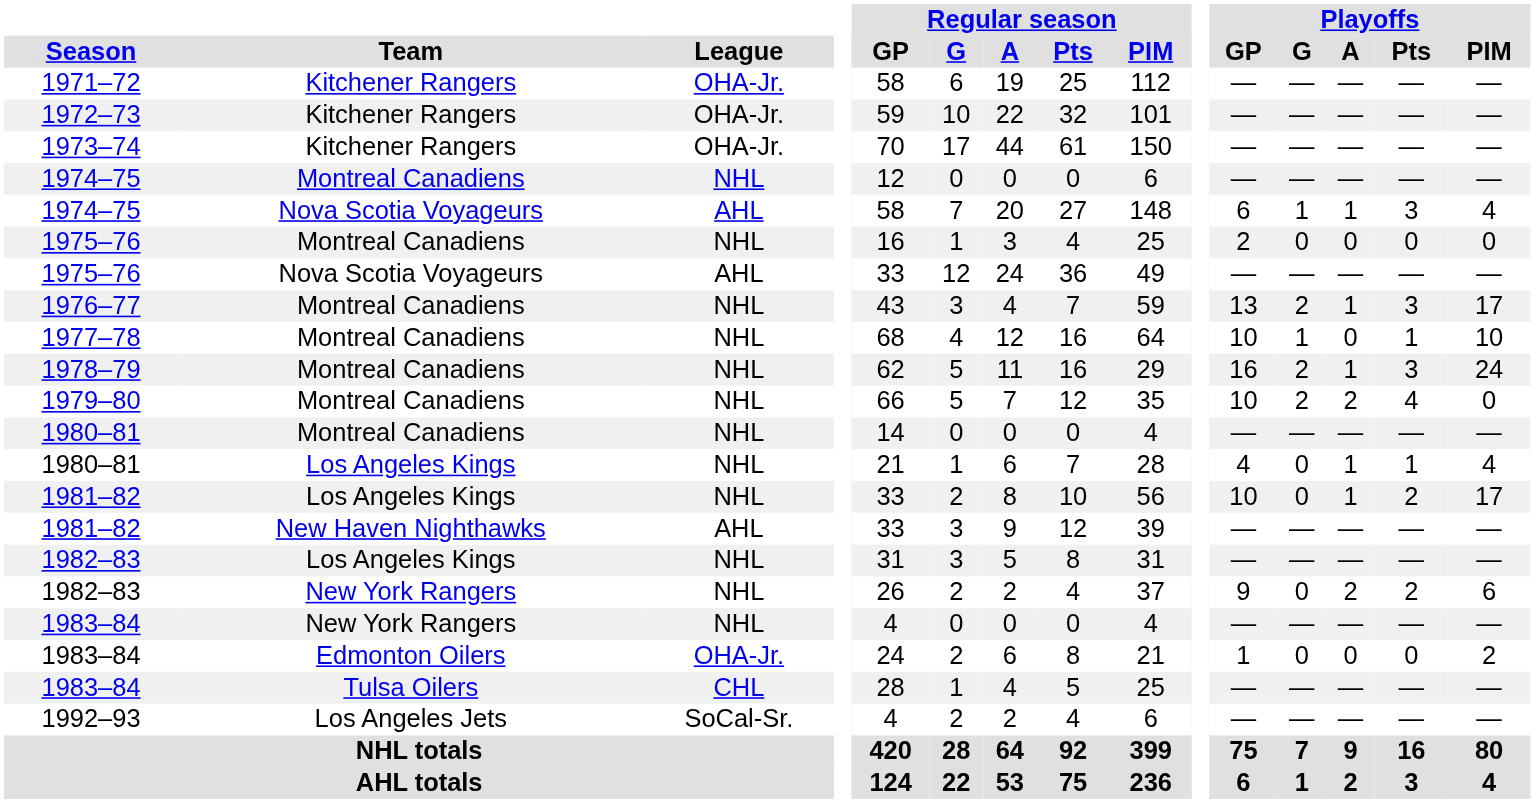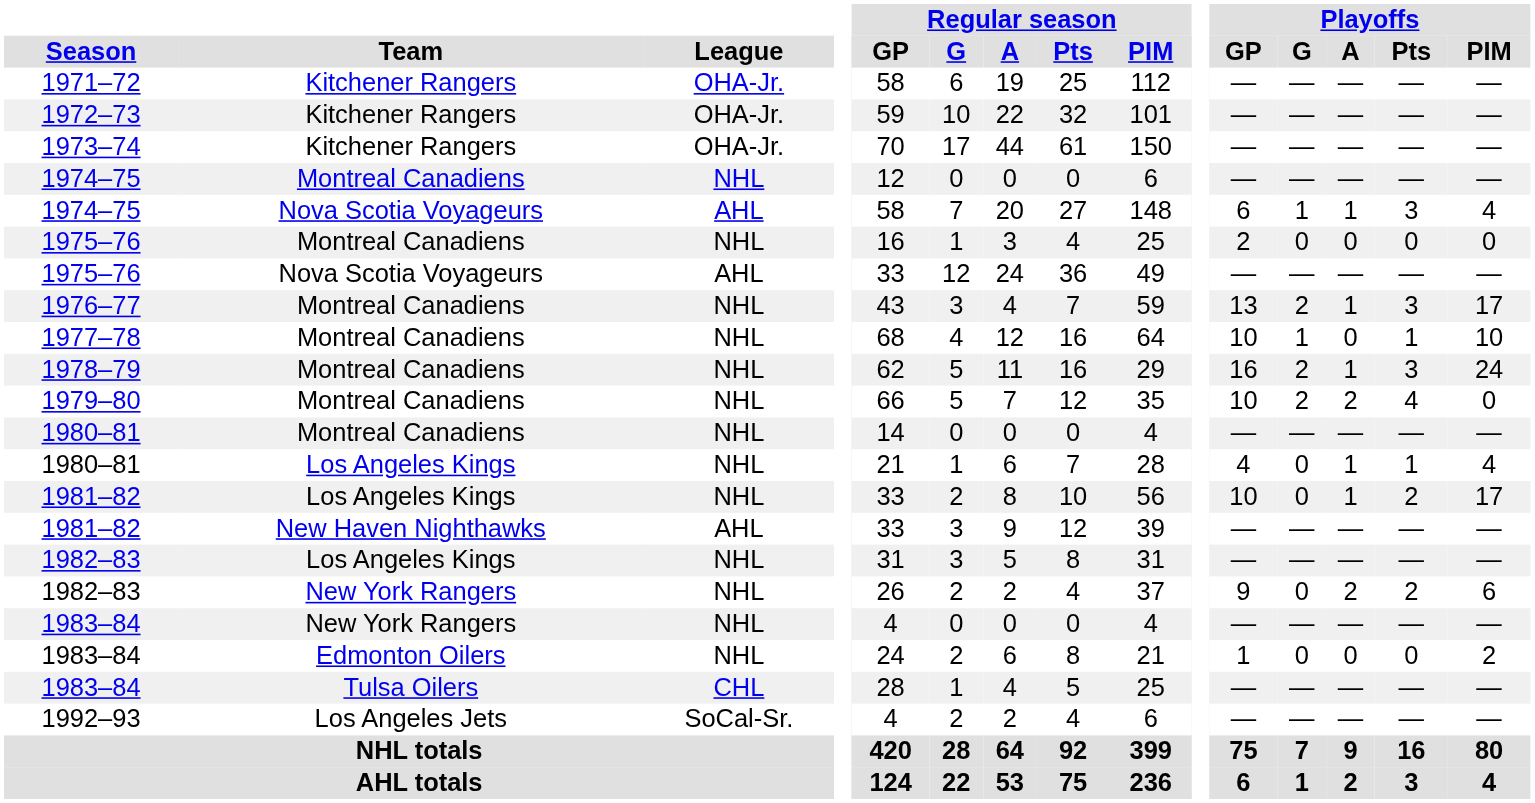(739, 655) OHA-Jr. -> (739, 655) NHL
